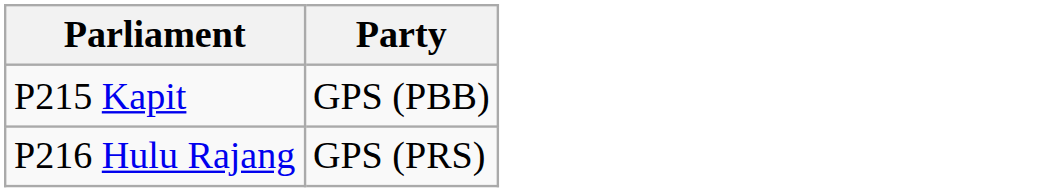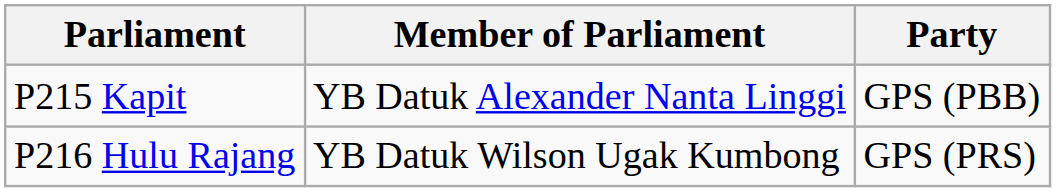+ column: (579, 34)
